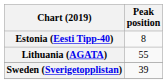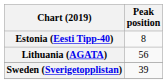(143, 54) 55 -> (143, 54) 56
